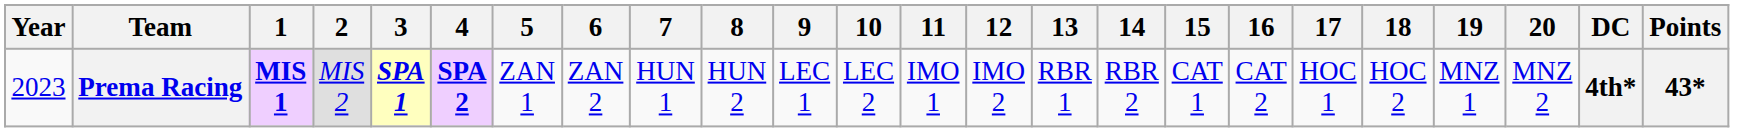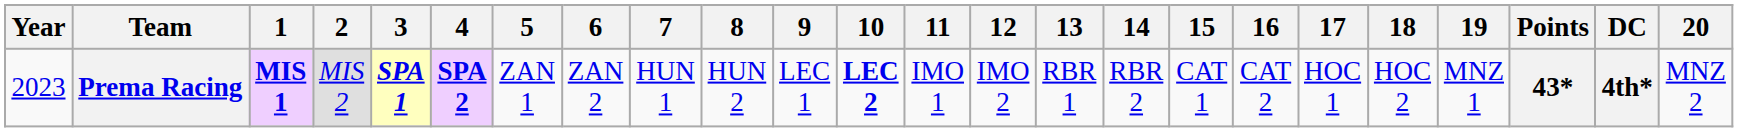columns swapped: (1542, 26) <-> (1685, 26)
(869, 86) normal -> (871, 86) bold
